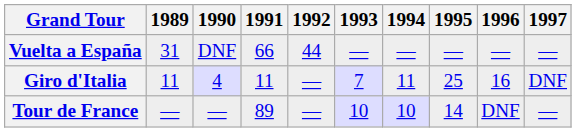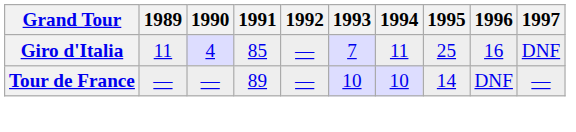- row: (75, 50)
(264, 80) 11 -> (257, 50) 85
